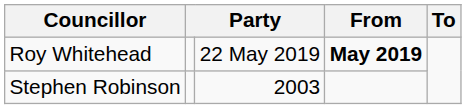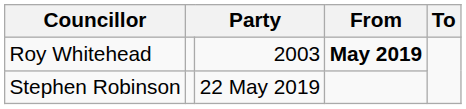(260, 53) 22 May 2019 -> (297, 53) 2003
(297, 86) 2003 -> (260, 86) 22 May 2019
